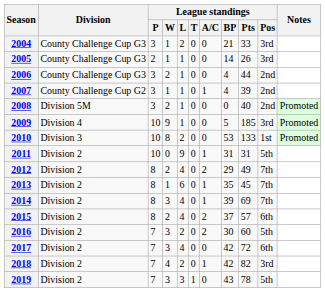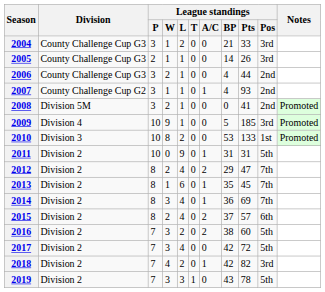(246, 91) 39 -> (246, 91) 93
(246, 106) 40 -> (246, 106) 41
(246, 169) 49 -> (246, 169) 47
(228, 201) 39 -> (228, 201) 36
(228, 232) 30 -> (228, 232) 38
(267, 248) 6th -> (267, 248) 5th
